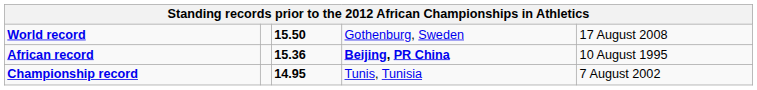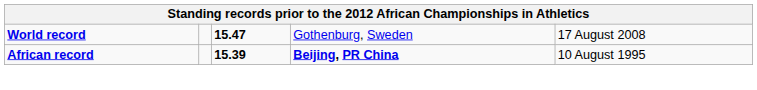(290, 34) 15.50 -> (230, 34) 15.47
(290, 54) 15.36 -> (230, 54) 15.39
- row: (73, 74)
